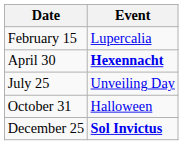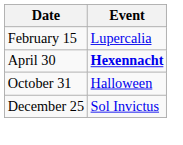- row: (28, 83)
(126, 128) bold -> (125, 106) normal
